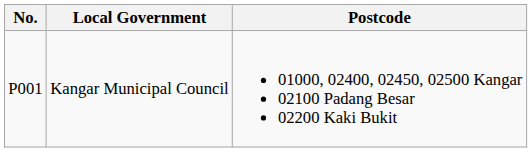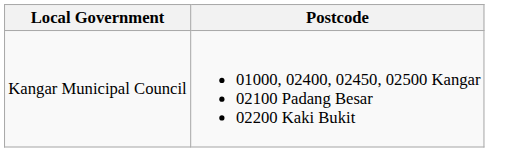- column: (25, 17)
